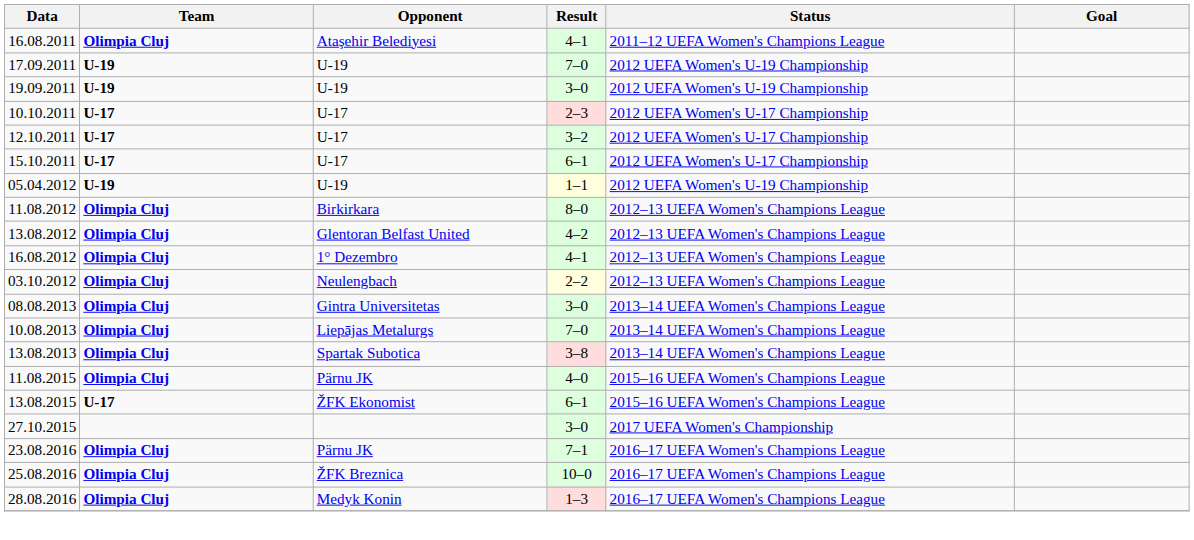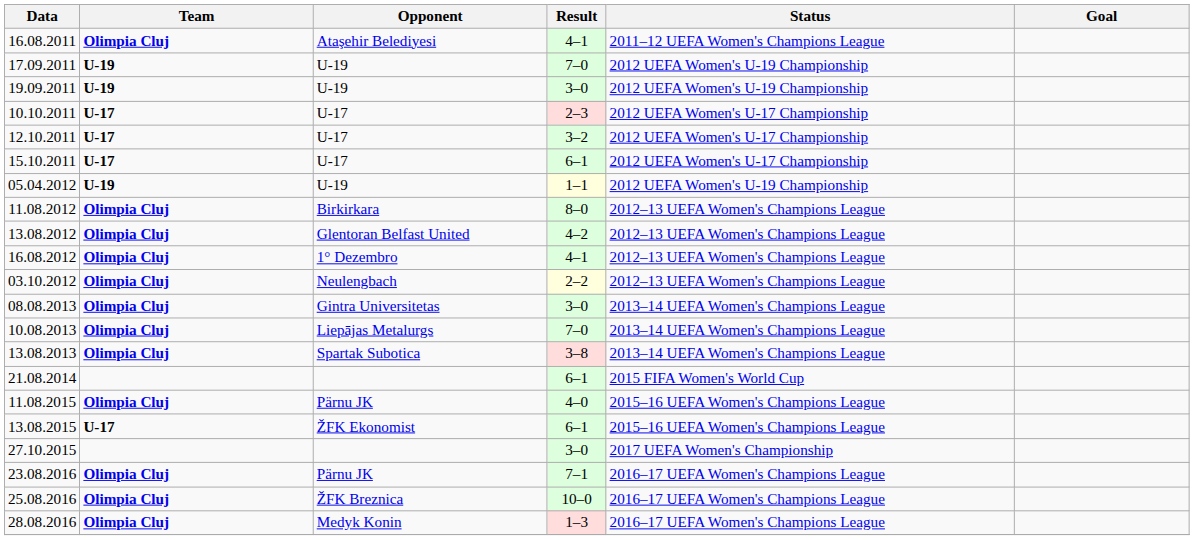+ row: (42, 378)
